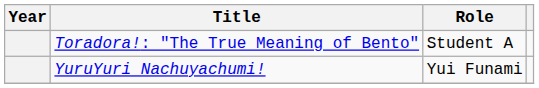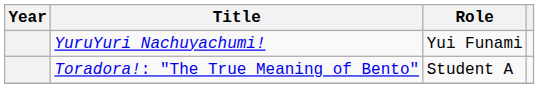rows swapped: (237, 44) <-> (160, 70)
